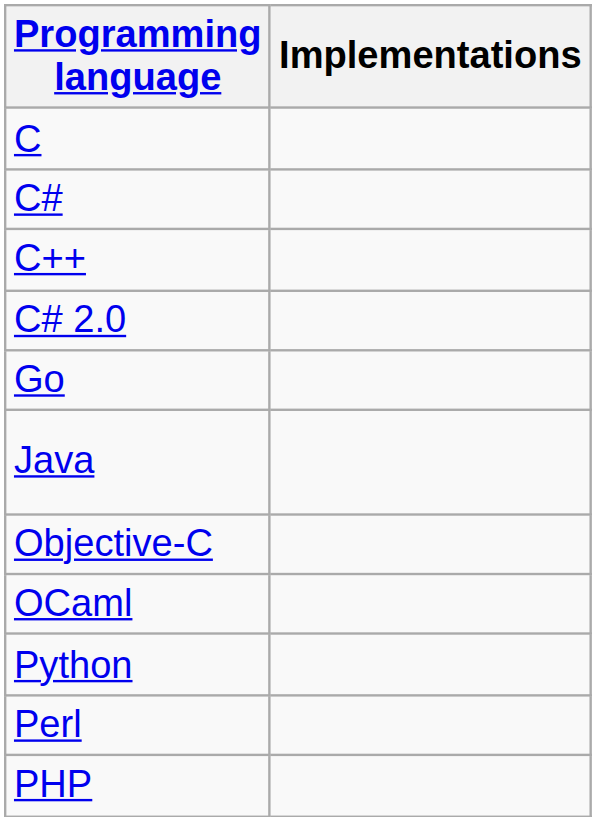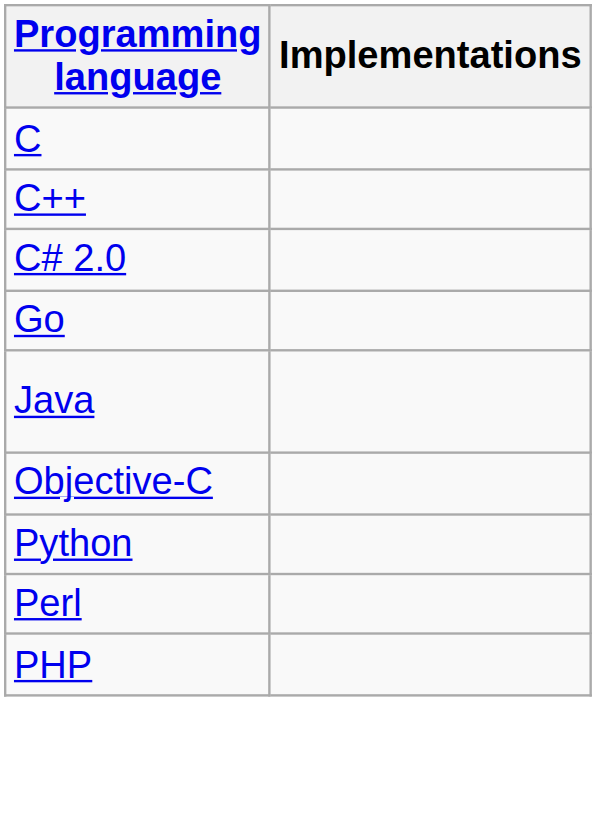- row: (38, 198)
- row: (73, 603)
